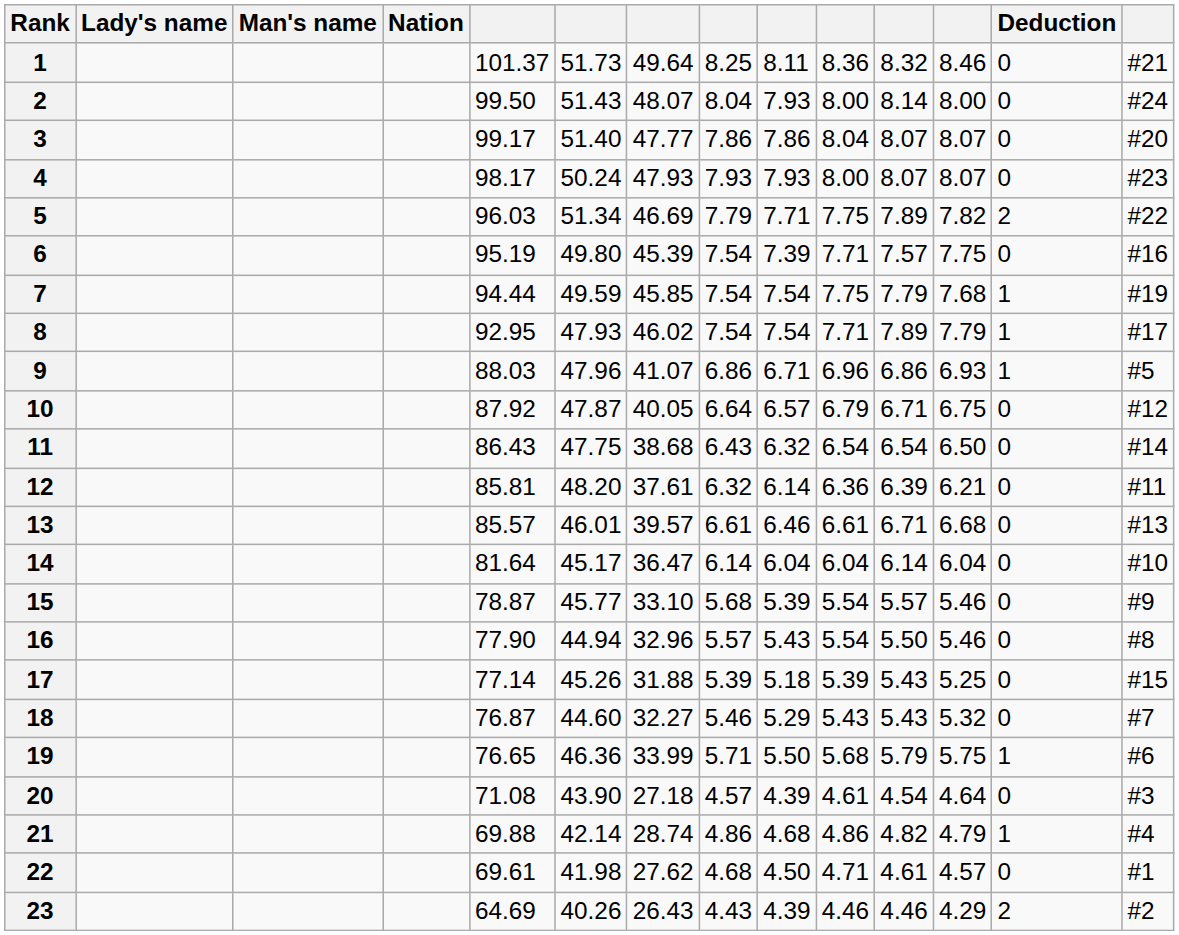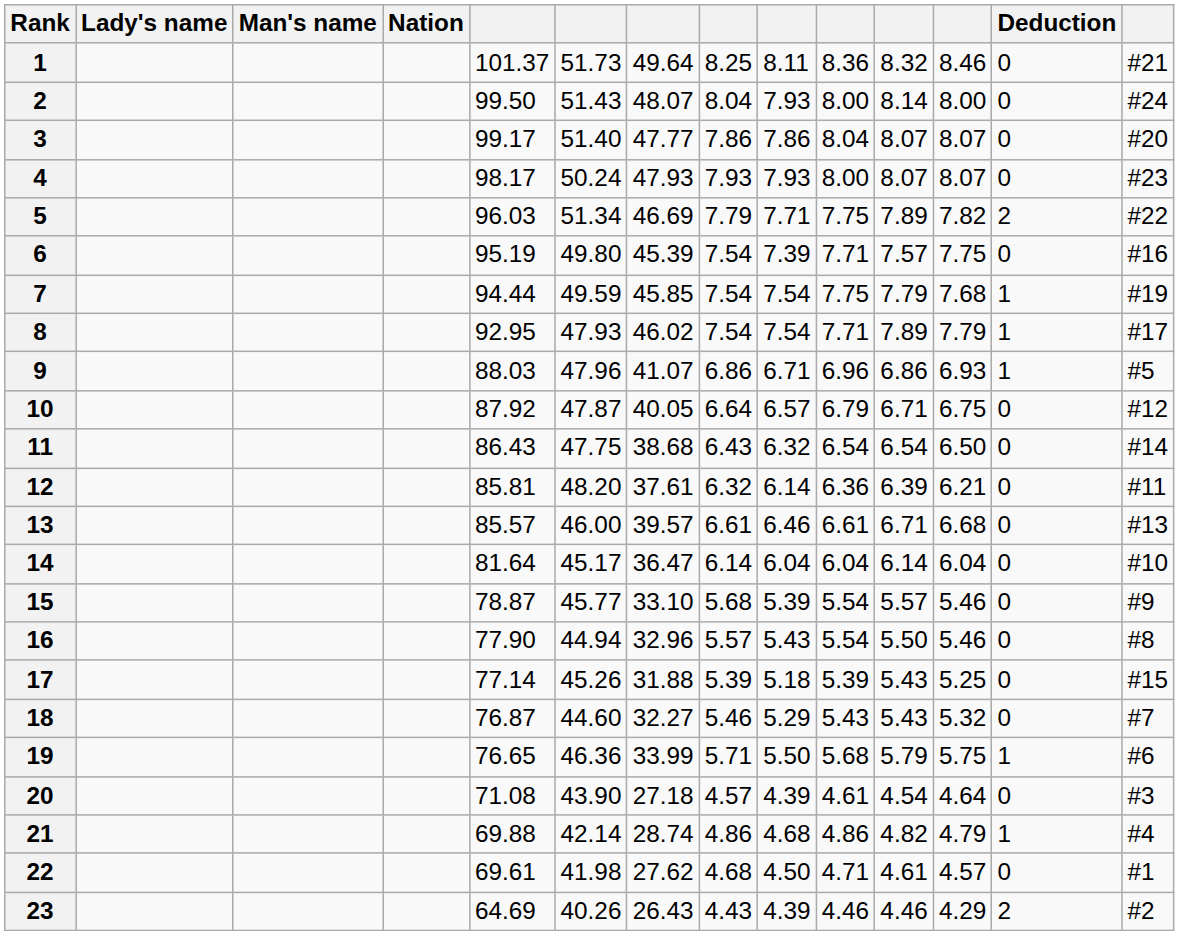(591, 525) 46.01 -> (591, 525) 46.00
